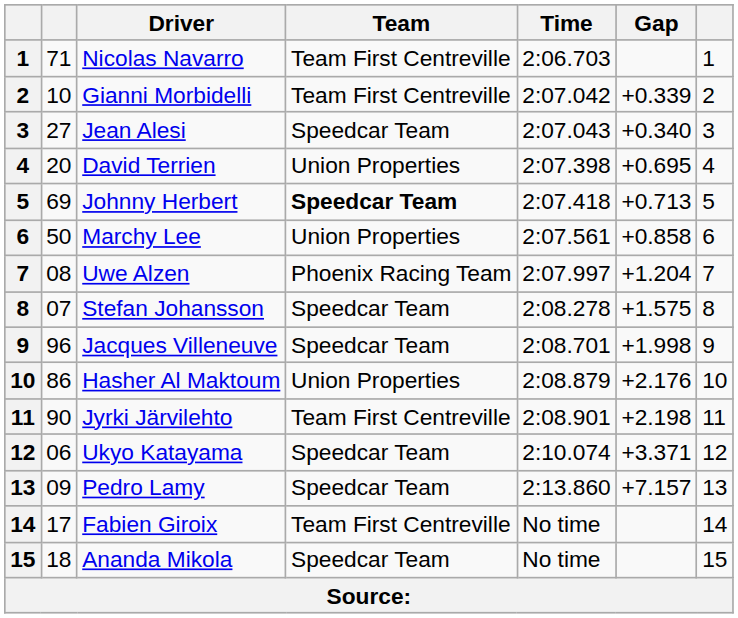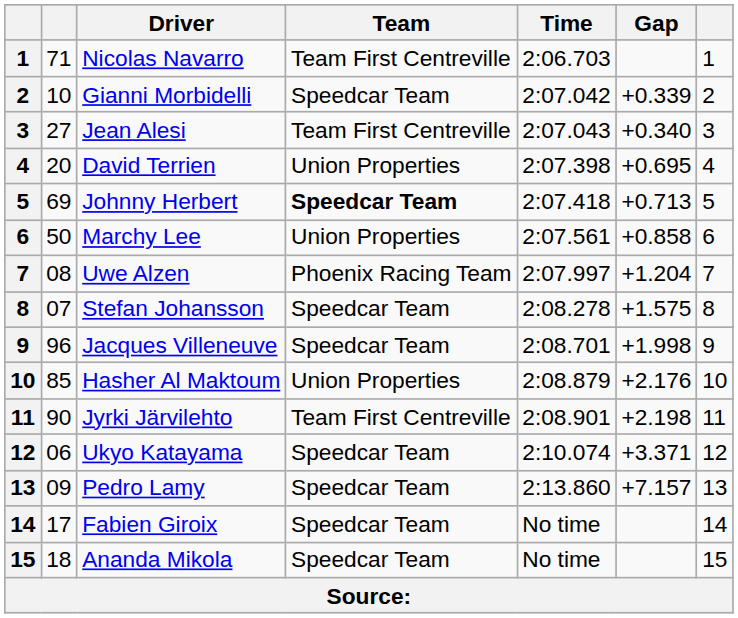(401, 94) Team First Centreville -> (370, 94) Speedcar Team
(370, 130) Speedcar Team -> (401, 130) Team First Centreville
(59, 380) 86 -> (59, 380) 85
(401, 524) Team First Centreville -> (370, 524) Speedcar Team
